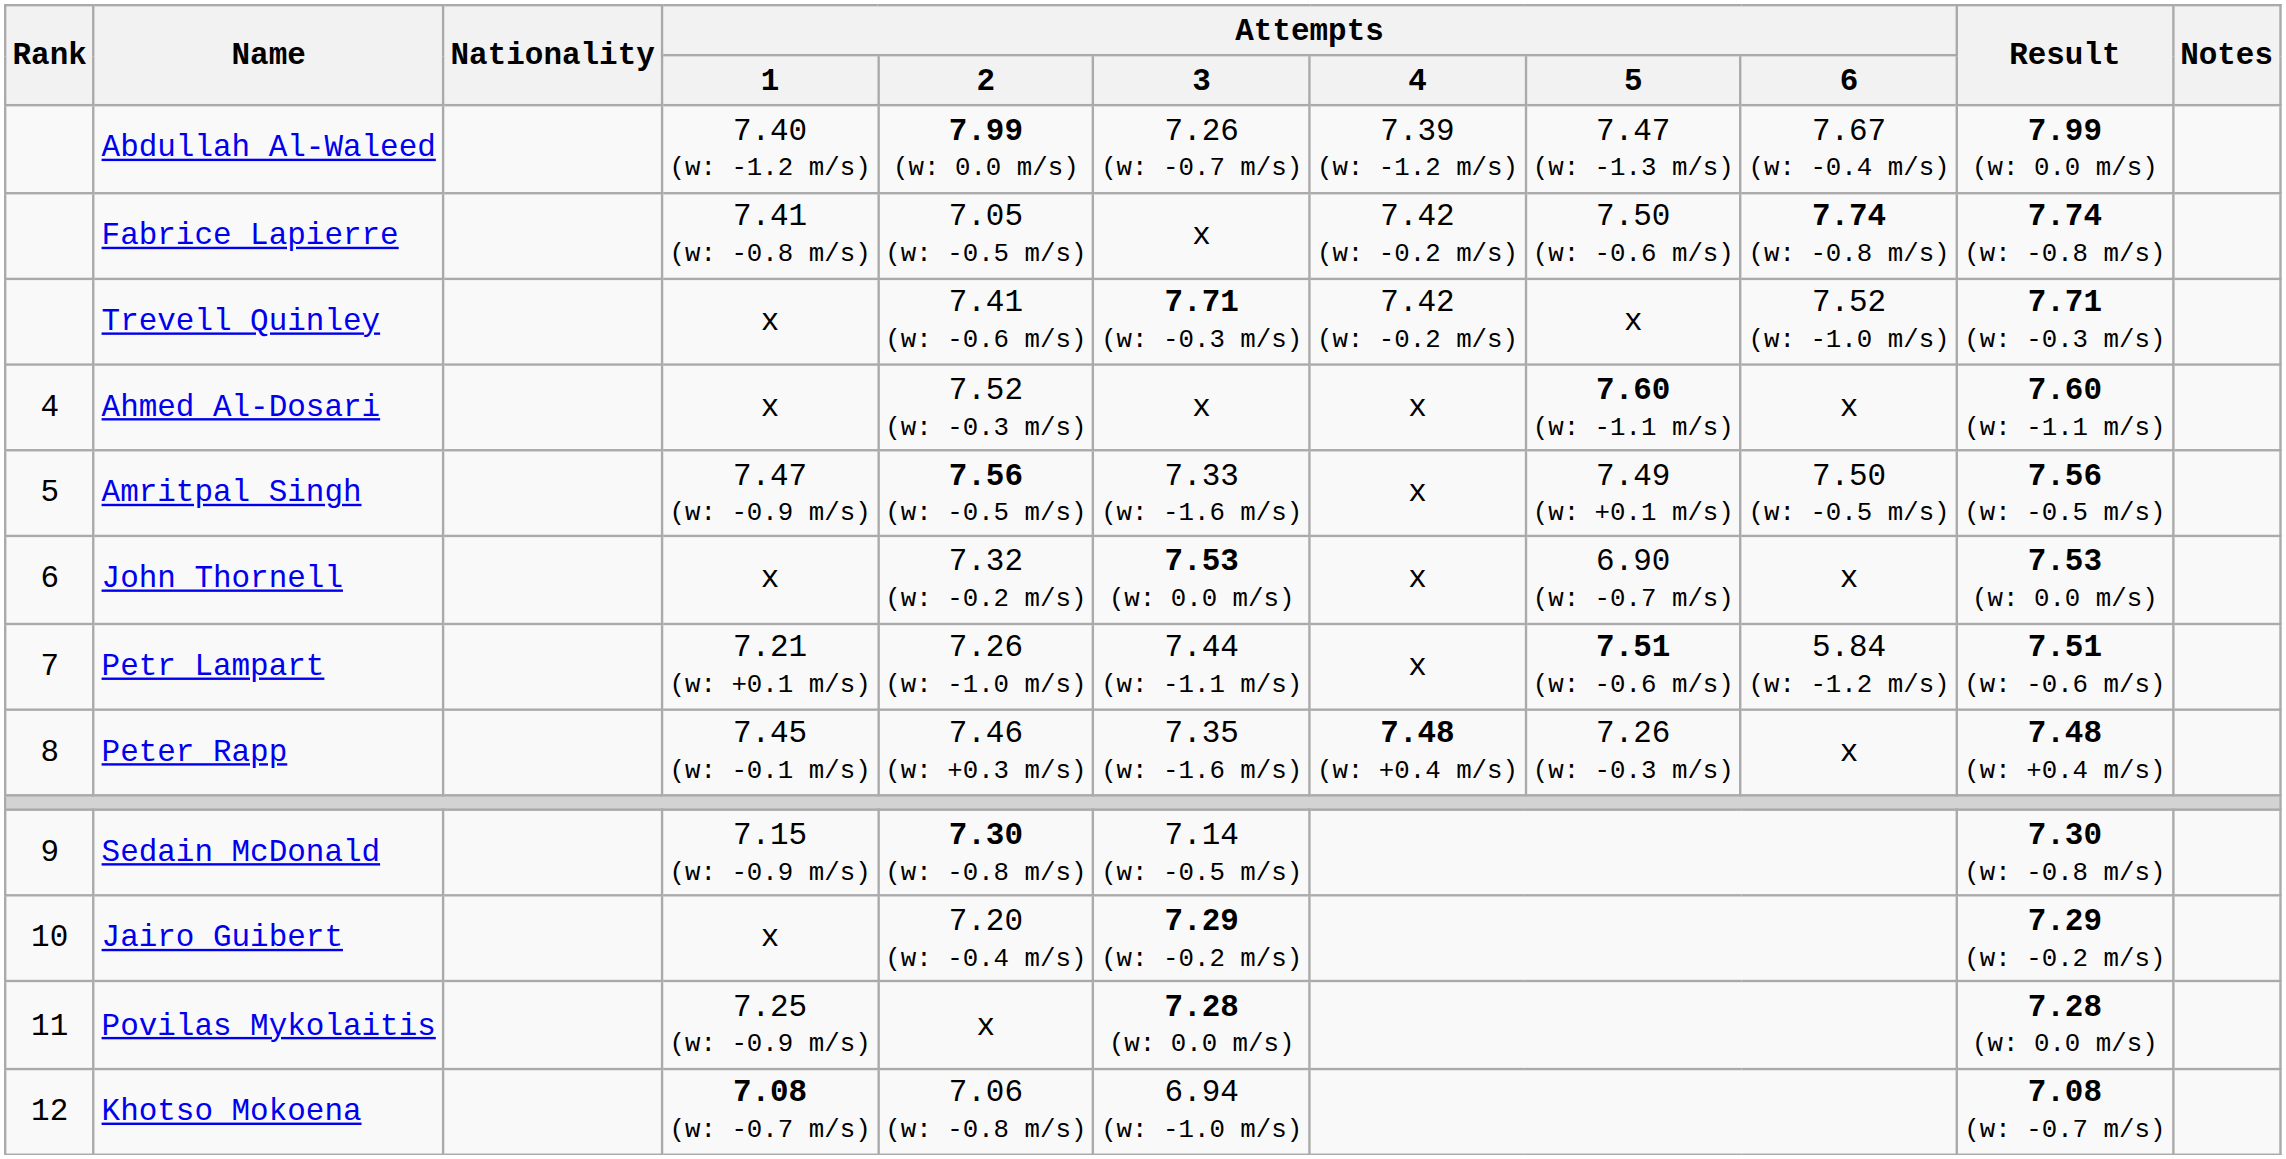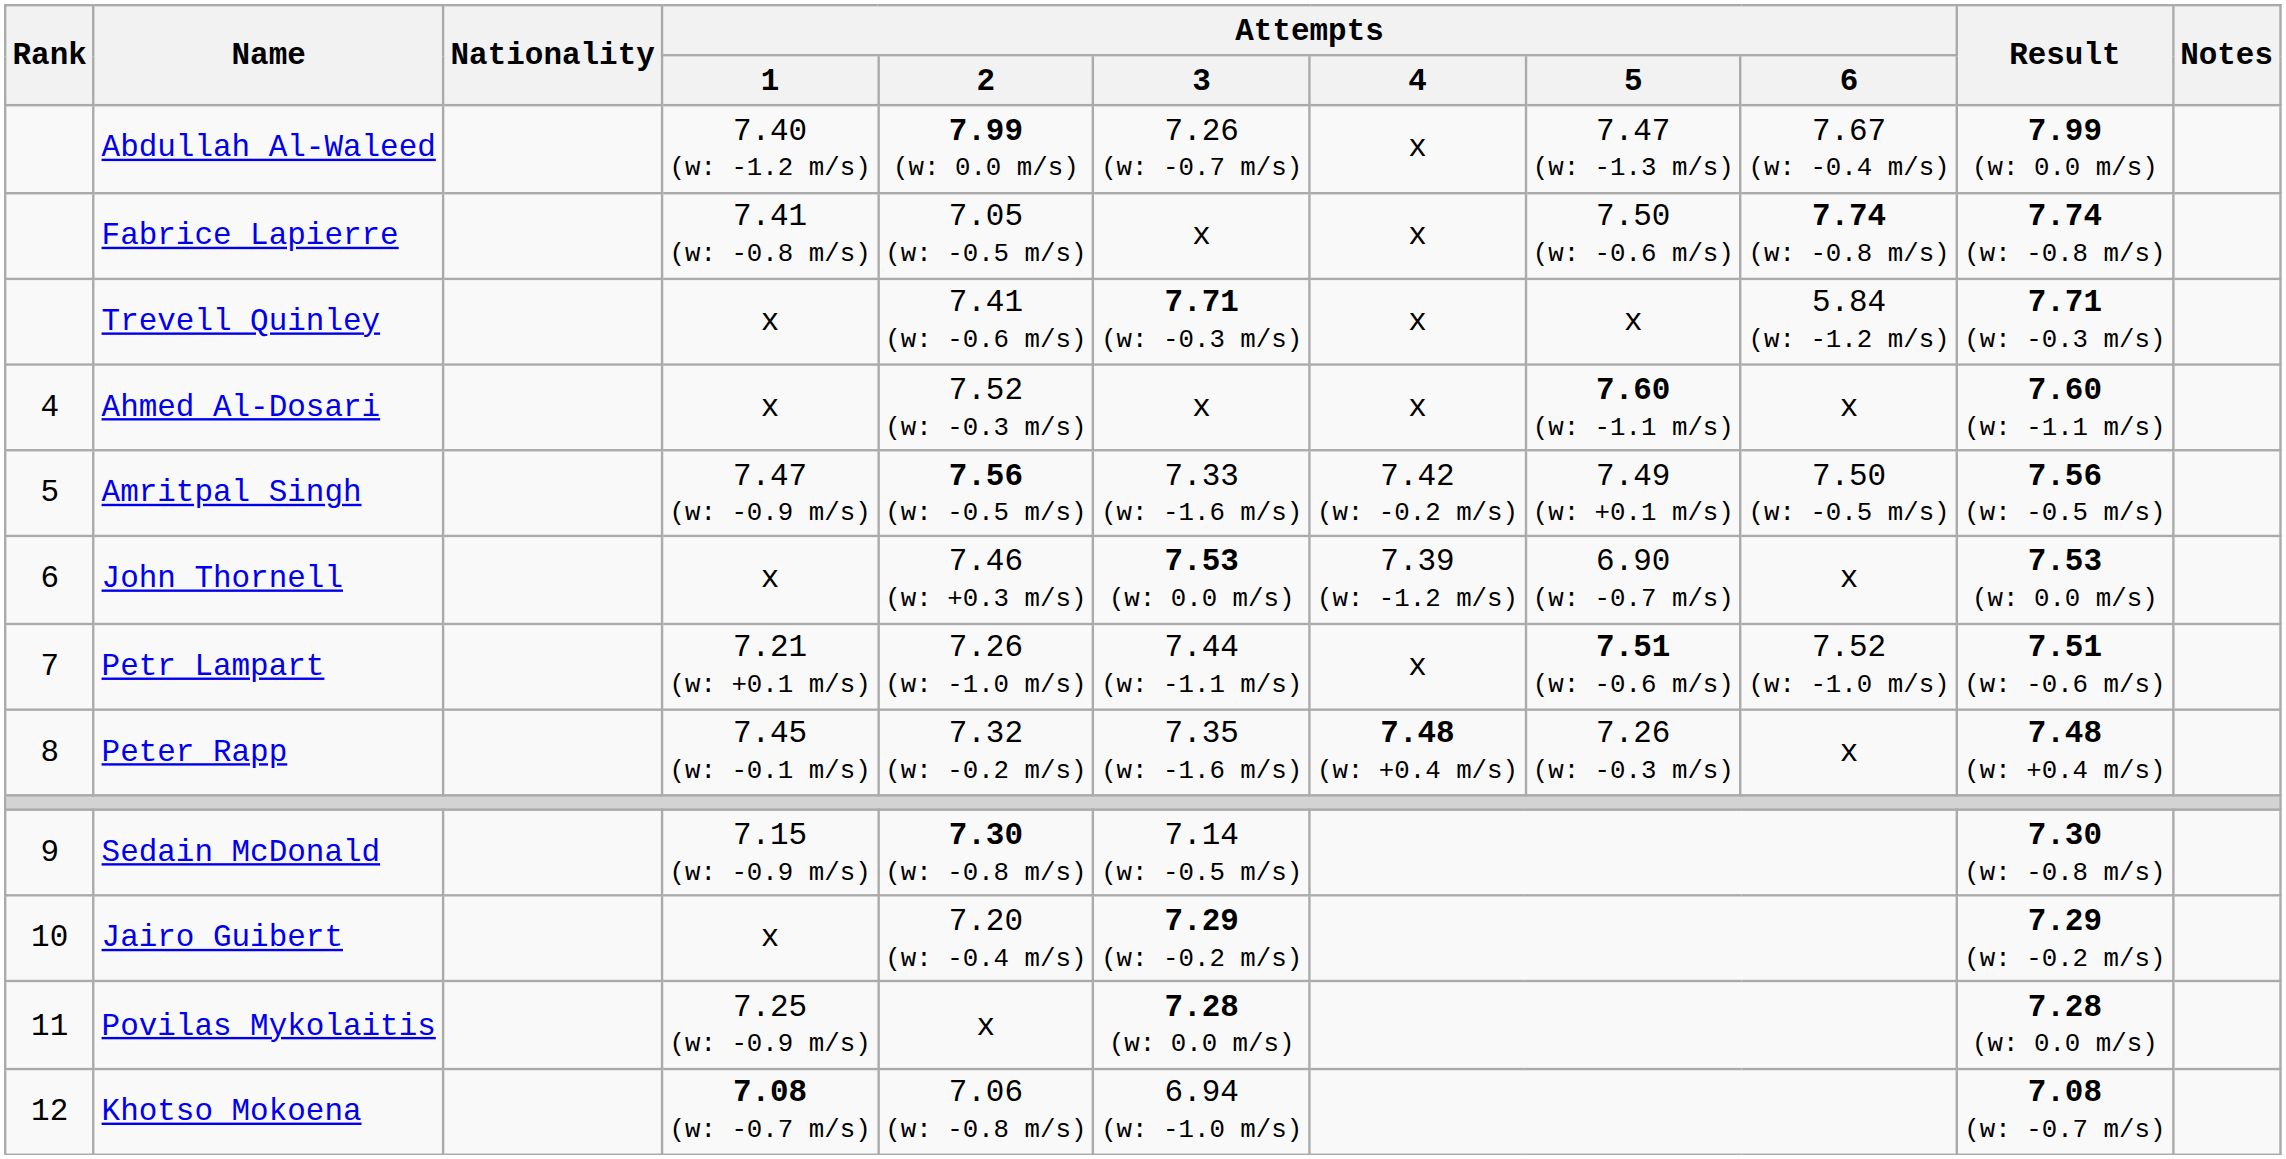(1417, 148) 7.39 (w: -1.2 m/s) -> (1417, 149) x
(1417, 234) 7.42 (w: -0.2 m/s) -> (1417, 235) x
(1417, 320) 7.42 (w: -0.2 m/s) -> (1417, 321) x
(1849, 320) 7.52 (w: -1.0 m/s) -> (1849, 320) 5.84 (w: -1.2 m/s)
(1417, 494) x -> (1417, 492) 7.42 (w: -0.2 m/s)
(986, 579) 7.32 (w: -0.2 m/s) -> (986, 579) 7.46 (w: +0.3 m/s)
(1417, 580) x -> (1417, 579) 7.39 (w: -1.2 m/s)
(1849, 665) 5.84 (w: -1.2 m/s) -> (1849, 665) 7.52 (w: -1.0 m/s)
(986, 751) 7.46 (w: +0.3 m/s) -> (986, 751) 7.32 (w: -0.2 m/s)
